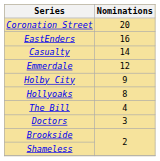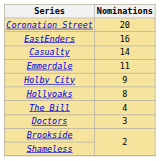(125, 66) 12 -> (125, 66) 11
